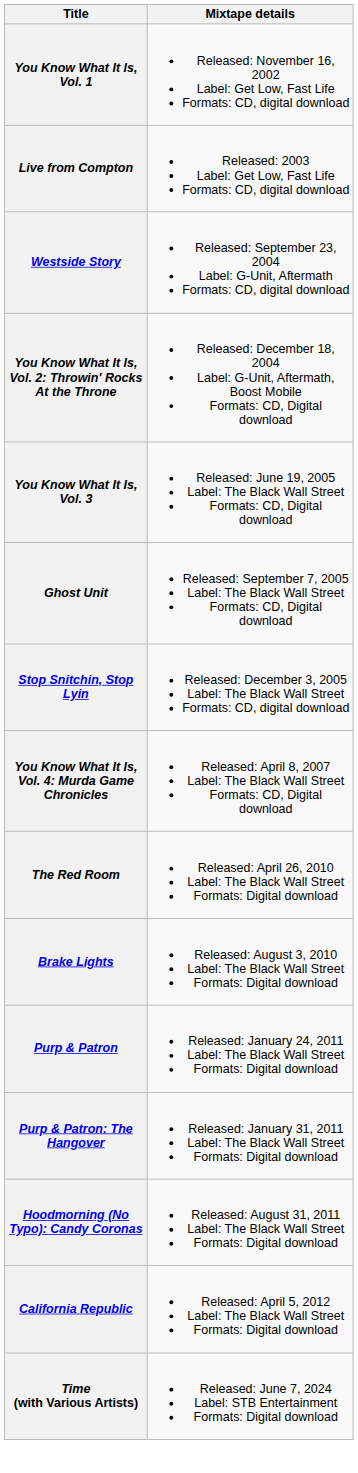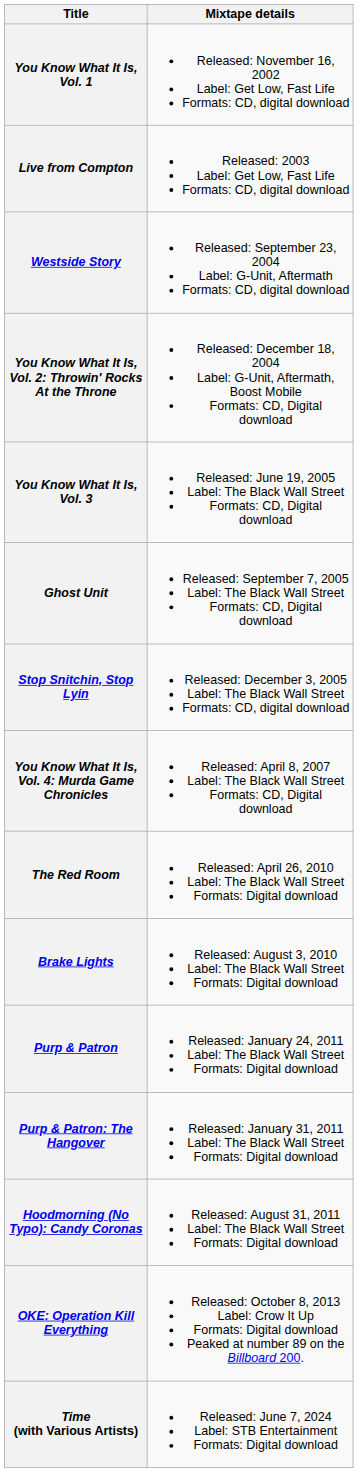- row: (76, 1309)
+ row: (76, 1323)
